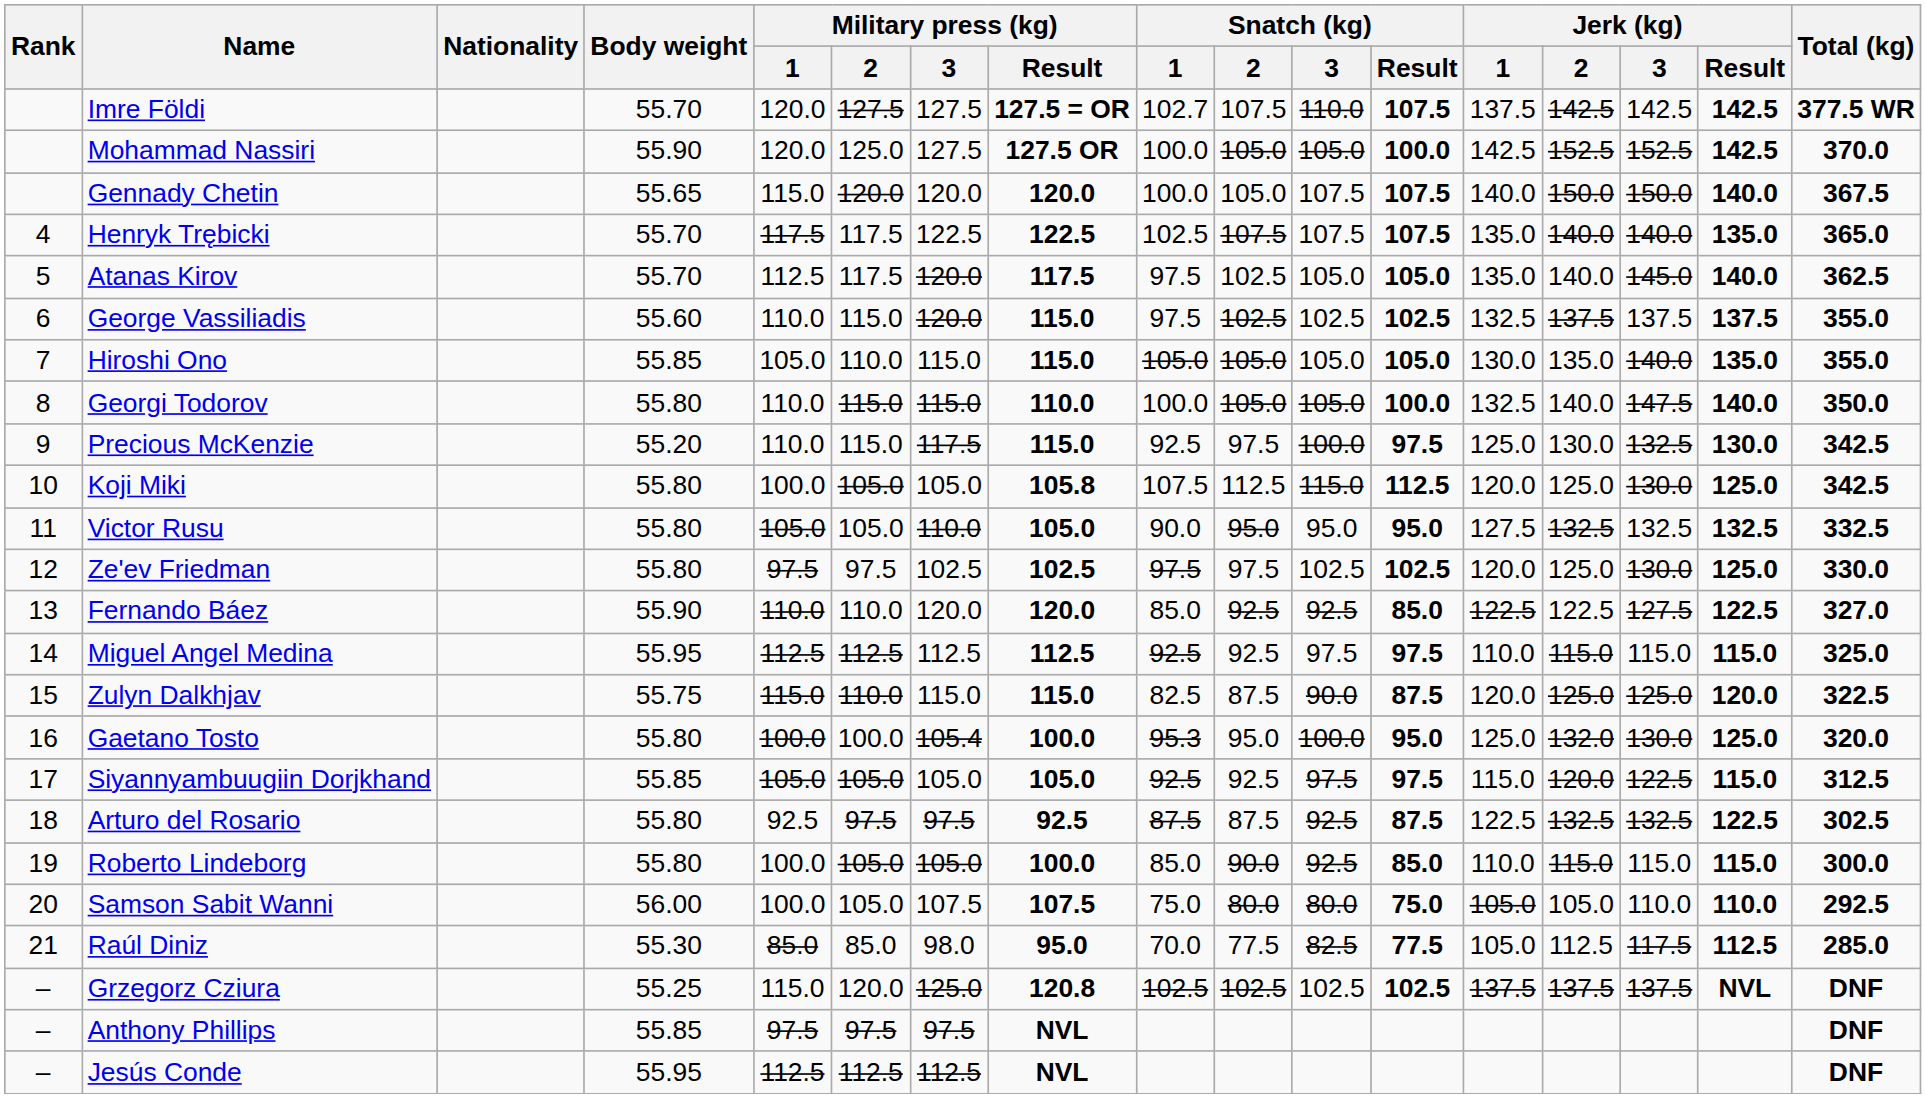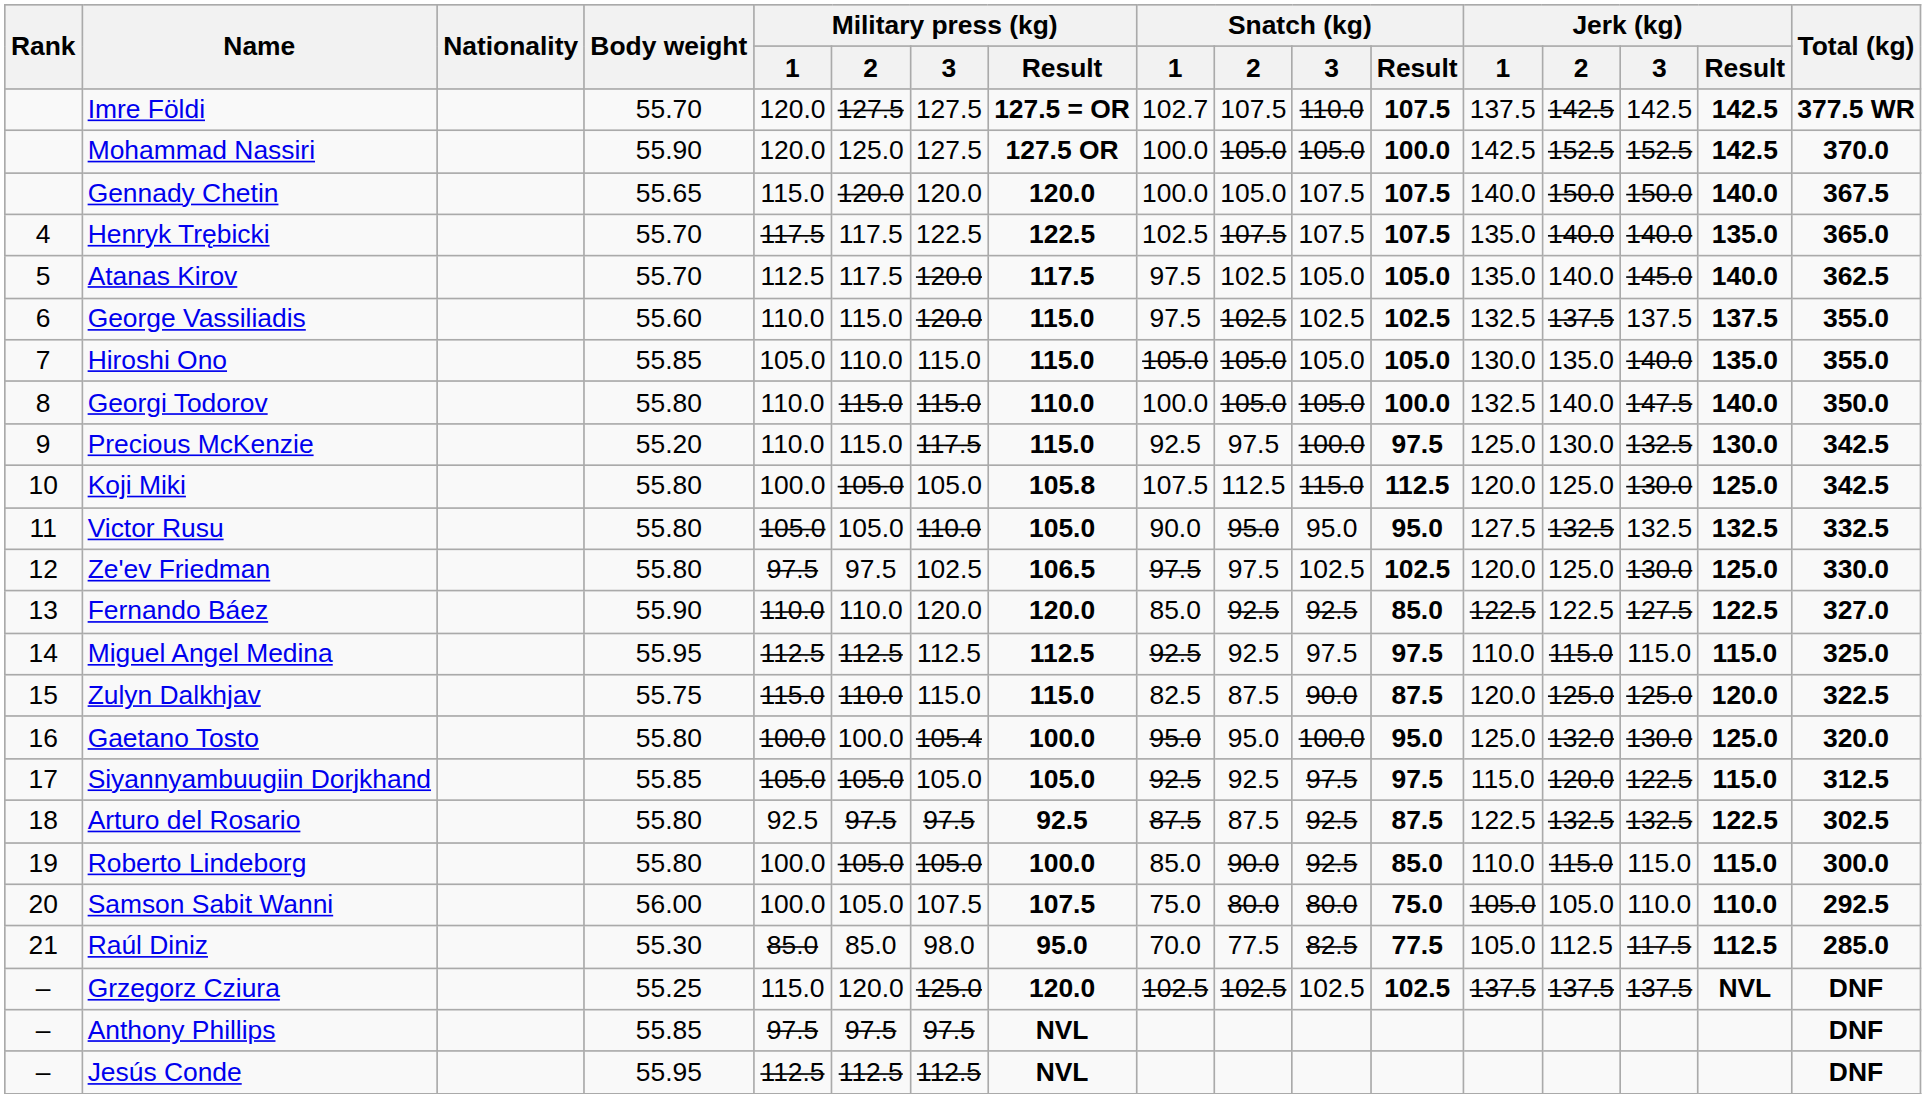(1062, 569) 102.5 -> (1062, 569) 106.5
(1175, 737) 95.3 -> (1175, 737) 95.0
(1062, 988) 120.8 -> (1062, 988) 120.0
